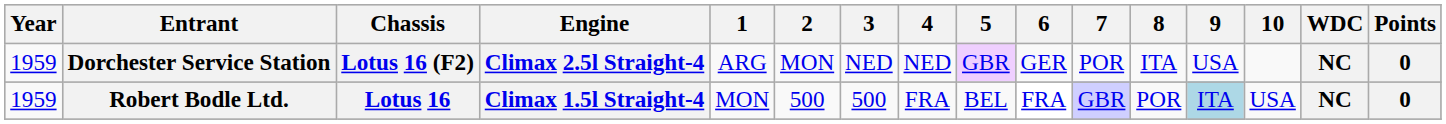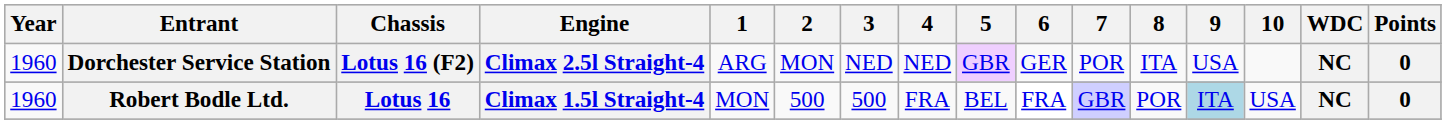(33, 62) 1959 -> (33, 62) 1960
(33, 100) 1959 -> (33, 100) 1960
